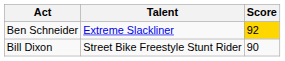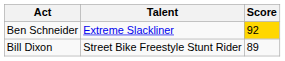(253, 47) 90 -> (253, 47) 89
